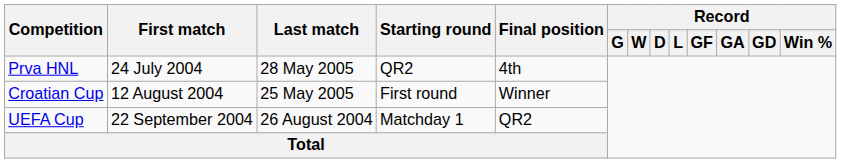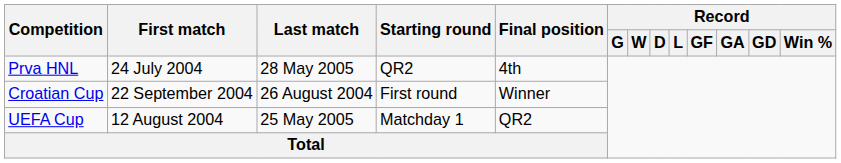(167, 94) 12 August 2004 -> (182, 94) 22 September 2004
(307, 94) 25 May 2005 -> (316, 94) 26 August 2004
(182, 119) 22 September 2004 -> (167, 119) 12 August 2004
(316, 119) 26 August 2004 -> (307, 119) 25 May 2005
